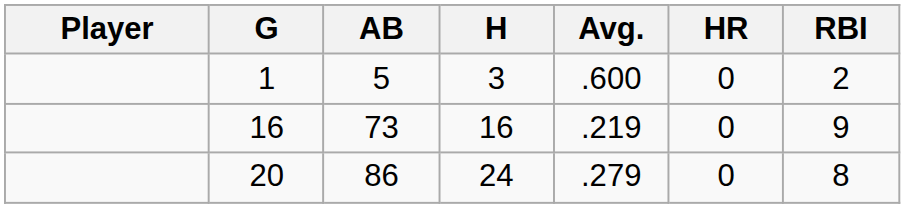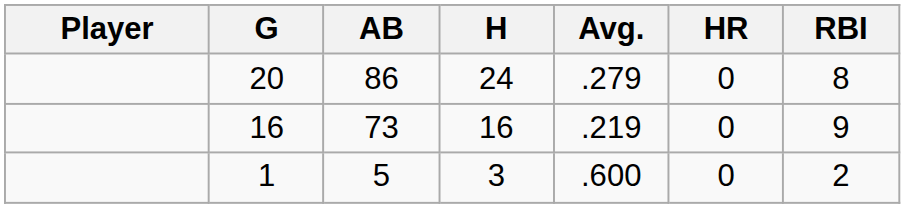rows swapped: (267, 176) <-> (267, 78)
